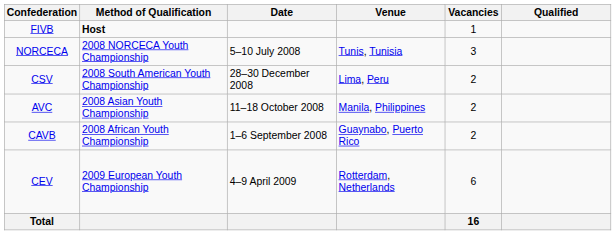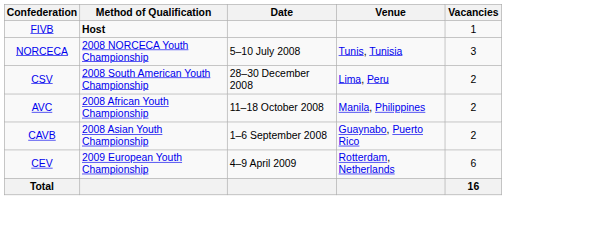- column: (556, 12)
(122, 107) 2008 Asian Youth Championship -> (125, 107) 2008 African Youth Championship
(125, 136) 2008 African Youth Championship -> (122, 136) 2008 Asian Youth Championship
